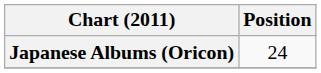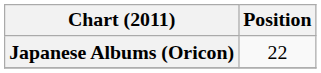(277, 51) 24 -> (277, 51) 22
